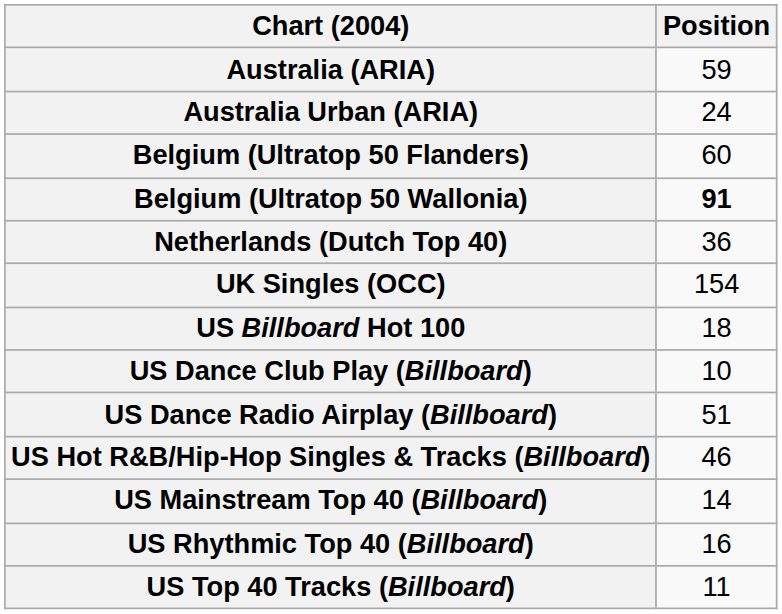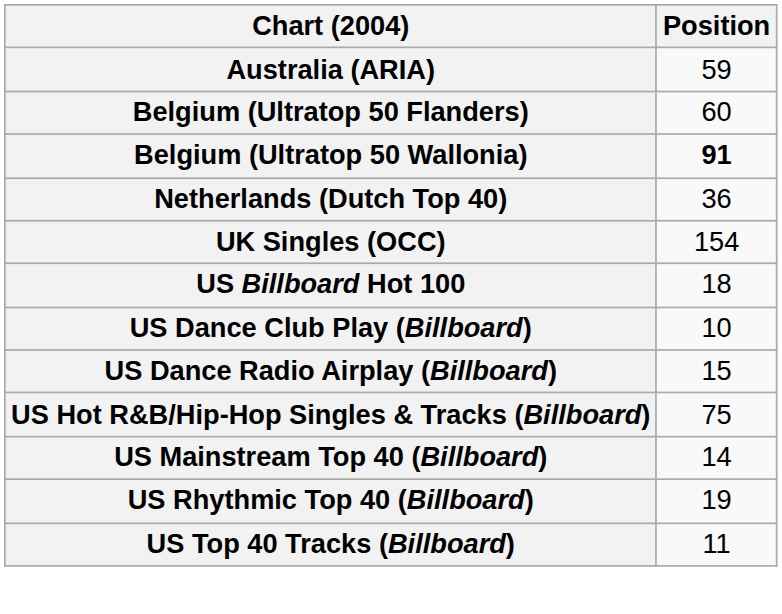- row: (331, 112)
(717, 414) 51 -> (717, 371) 15
(717, 457) 46 -> (717, 414) 75
(717, 543) 16 -> (717, 500) 19
